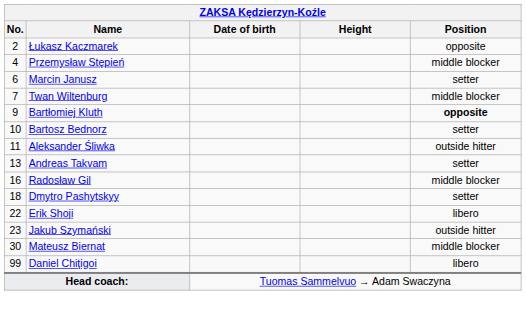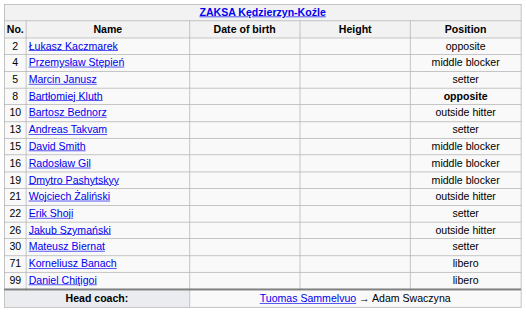(15, 79) 6 -> (15, 79) 5
- row: (68, 96)
(15, 113) 9 -> (15, 96) 8
(466, 130) setter -> (466, 113) outside hitter
- row: (72, 146)
+ row: (57, 146)
(15, 197) 18 -> (15, 180) 19
(466, 197) setter -> (466, 180) middle blocker
+ row: (69, 197)
(466, 213) libero -> (466, 213) setter
(15, 230) 23 -> (15, 230) 26
(466, 247) middle blocker -> (466, 247) setter
+ row: (73, 264)
